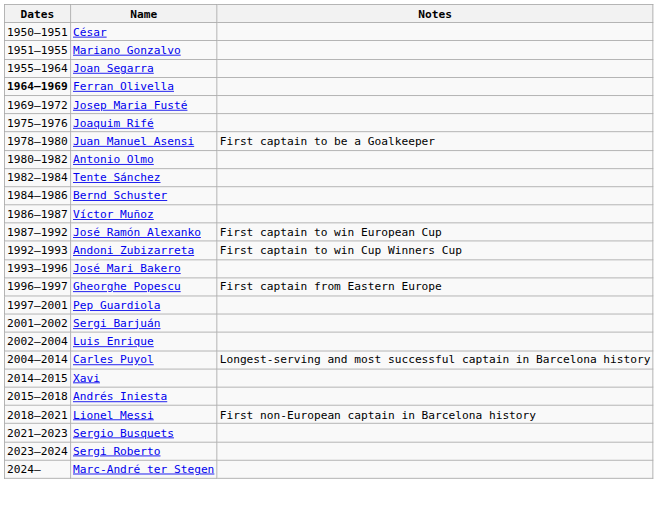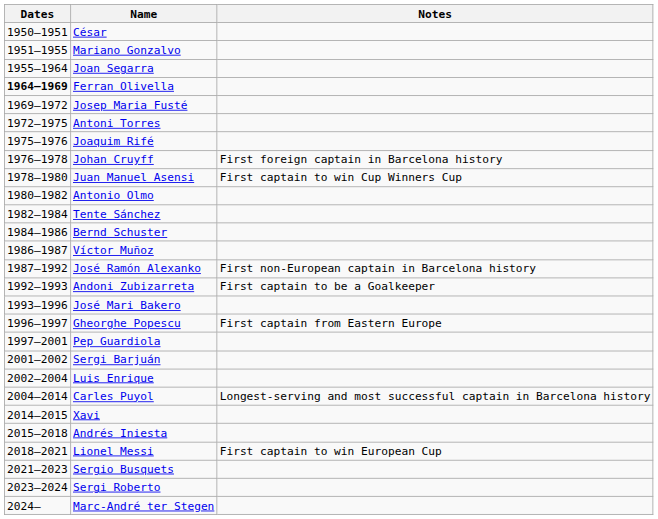+ row: (117, 123)
+ row: (113, 159)
(327, 141) First captain to be a Goalkeeper -> (341, 178) First captain to win Cup Winners Cup
(331, 232) First captain to win European Cup -> (378, 269) First non-European captain in Barcelona history
(341, 250) First captain to win Cup Winners Cup -> (327, 287) First captain to be a Goalkeeper
(378, 414) First non-European captain in Barcelona history -> (331, 451) First captain to win European Cup
